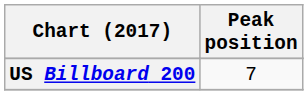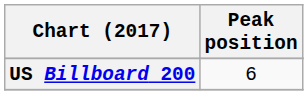(251, 74) 7 -> (251, 74) 6
